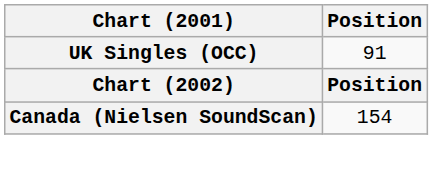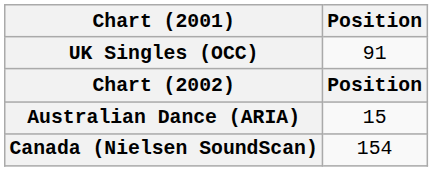+ row: (164, 117)
